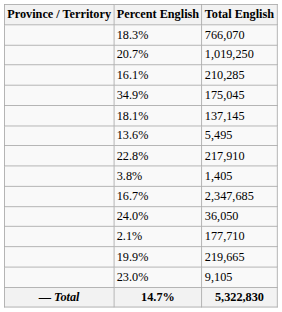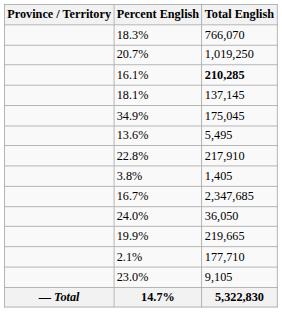(225, 75) normal -> (225, 75) bold
rows swapped: (133, 115) <-> (133, 95)
rows swapped: (130, 237) <-> (133, 257)
